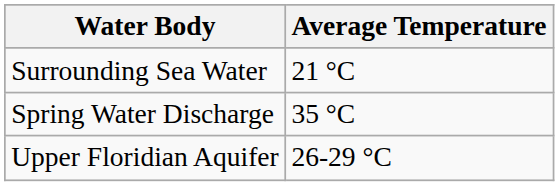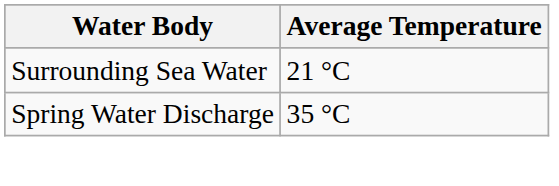- row: (145, 157)
